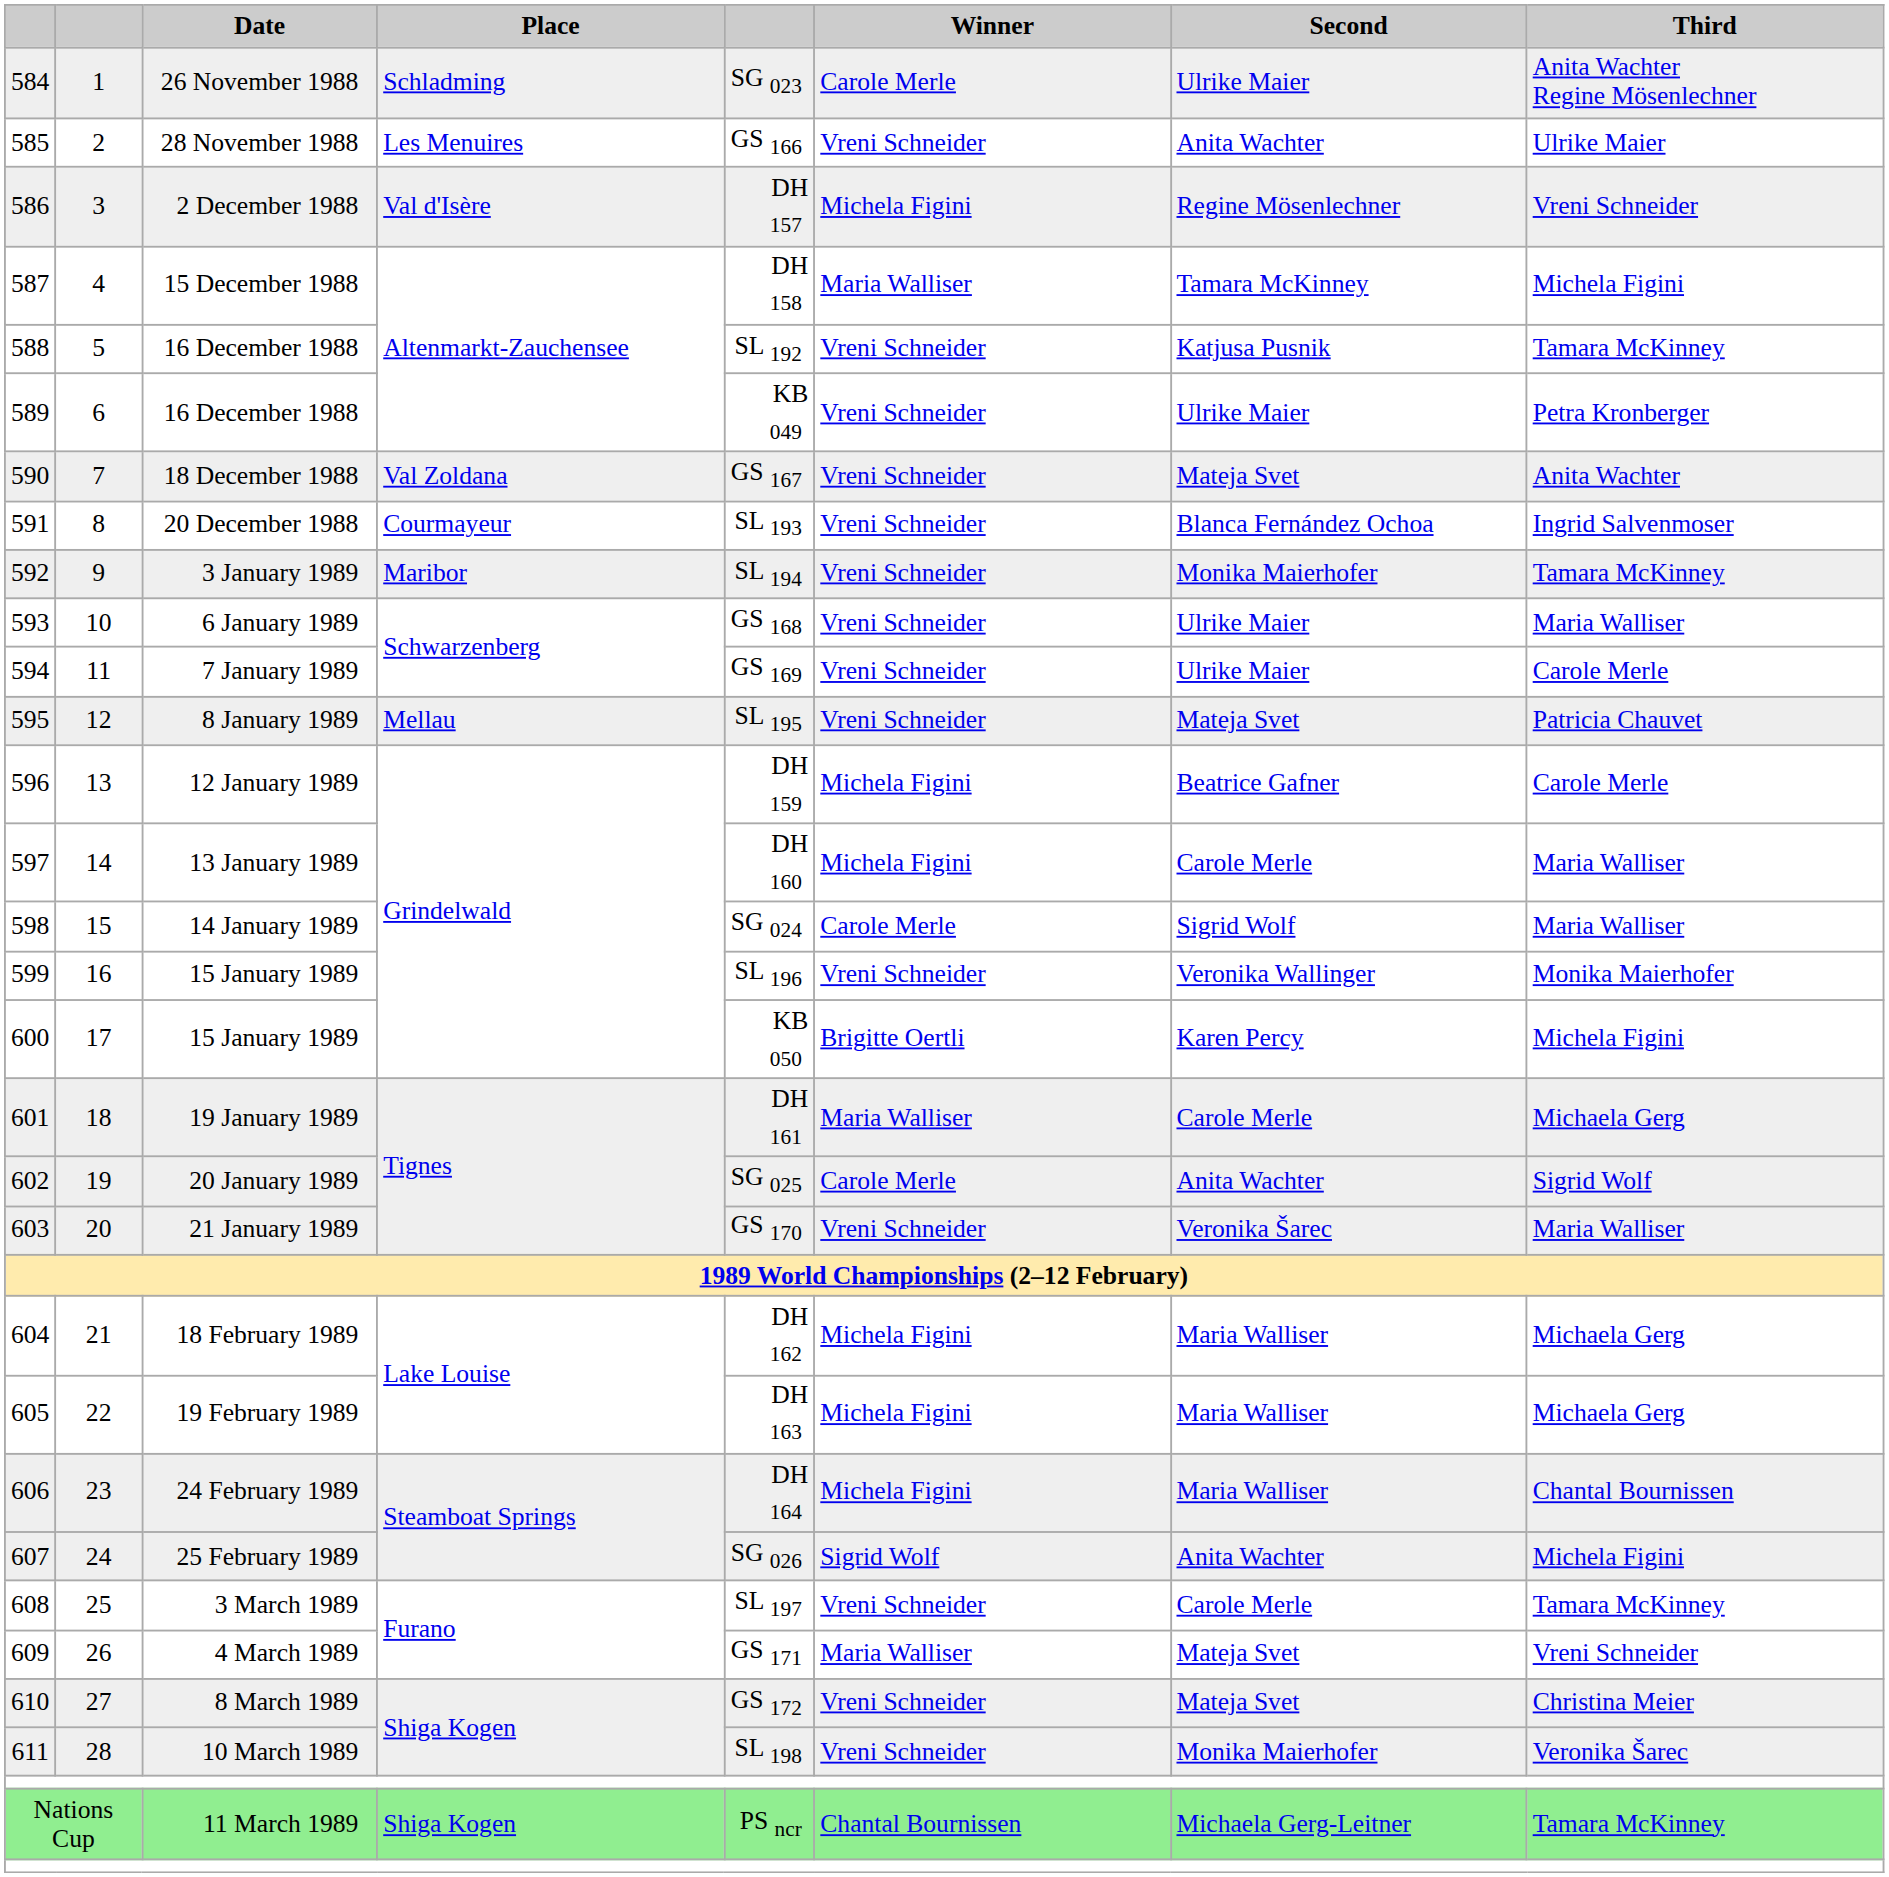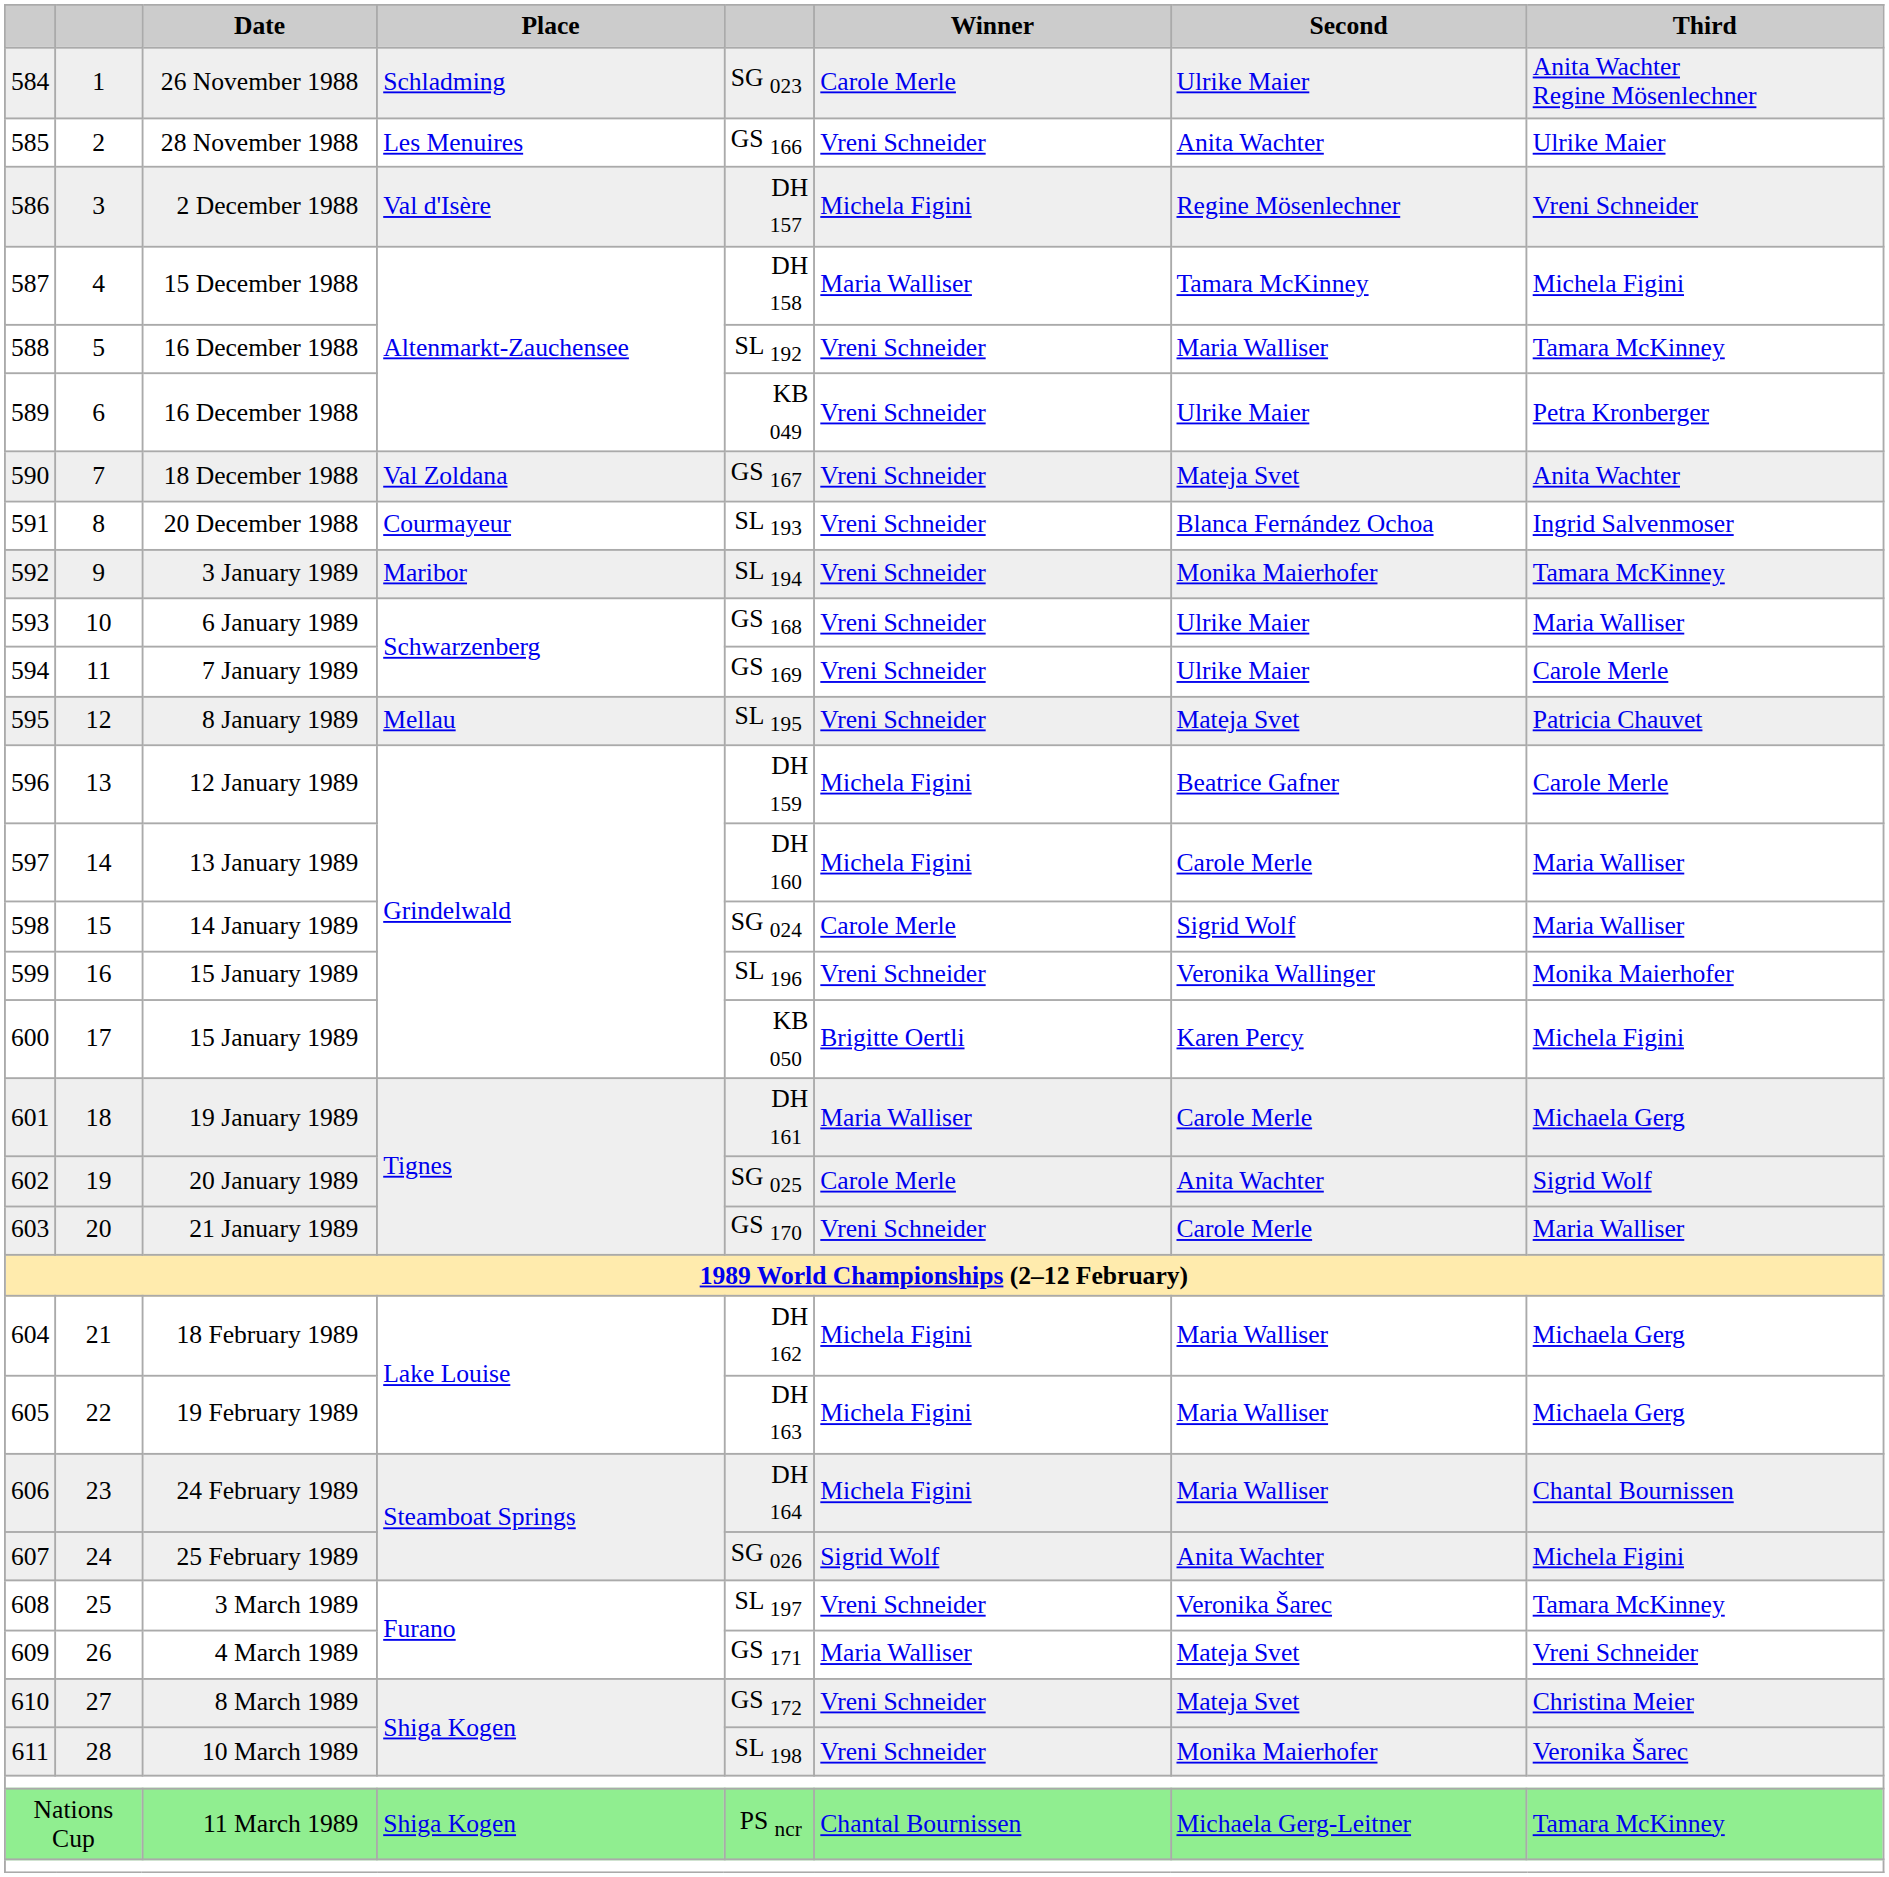(1254, 348) Katjusa Pusnik -> (1252, 348) Maria Walliser
(1254, 1229) Veronika Šarec -> (1244, 1229) Carole Merle
(1244, 1604) Carole Merle -> (1254, 1604) Veronika Šarec
